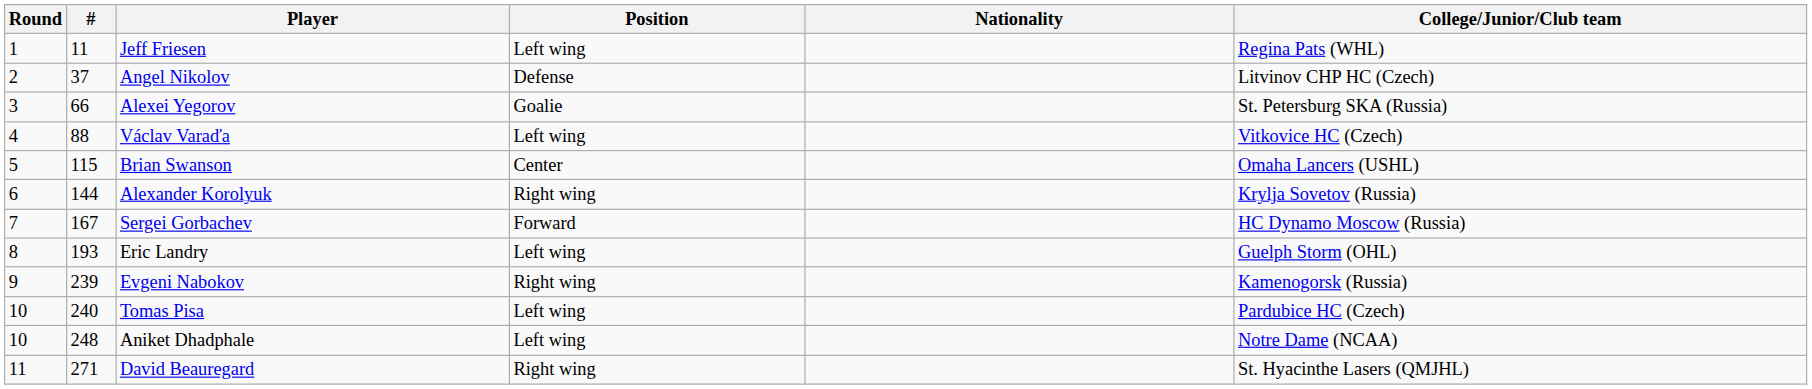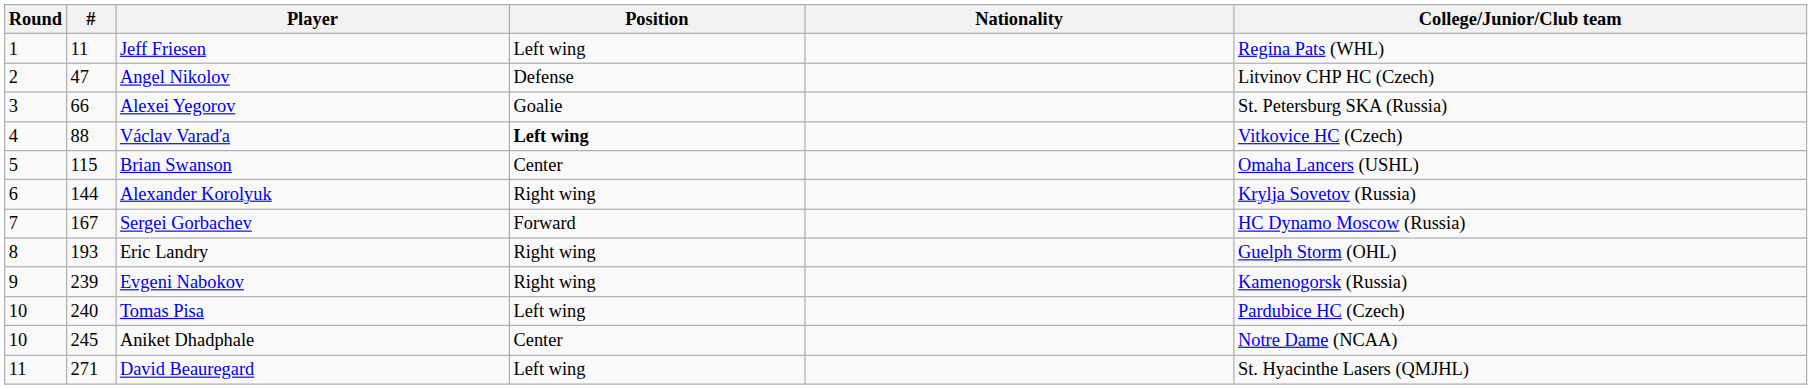(80, 77) 37 -> (80, 77) 47
(549, 135) normal -> (551, 135) bold
(549, 252) Left wing -> (555, 252) Right wing
(84, 340) 248 -> (84, 340) 245
(549, 340) Left wing -> (538, 340) Center
(555, 369) Right wing -> (549, 369) Left wing
